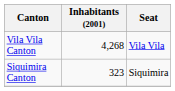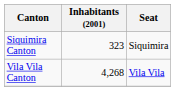rows swapped: (25, 45) <-> (27, 72)
